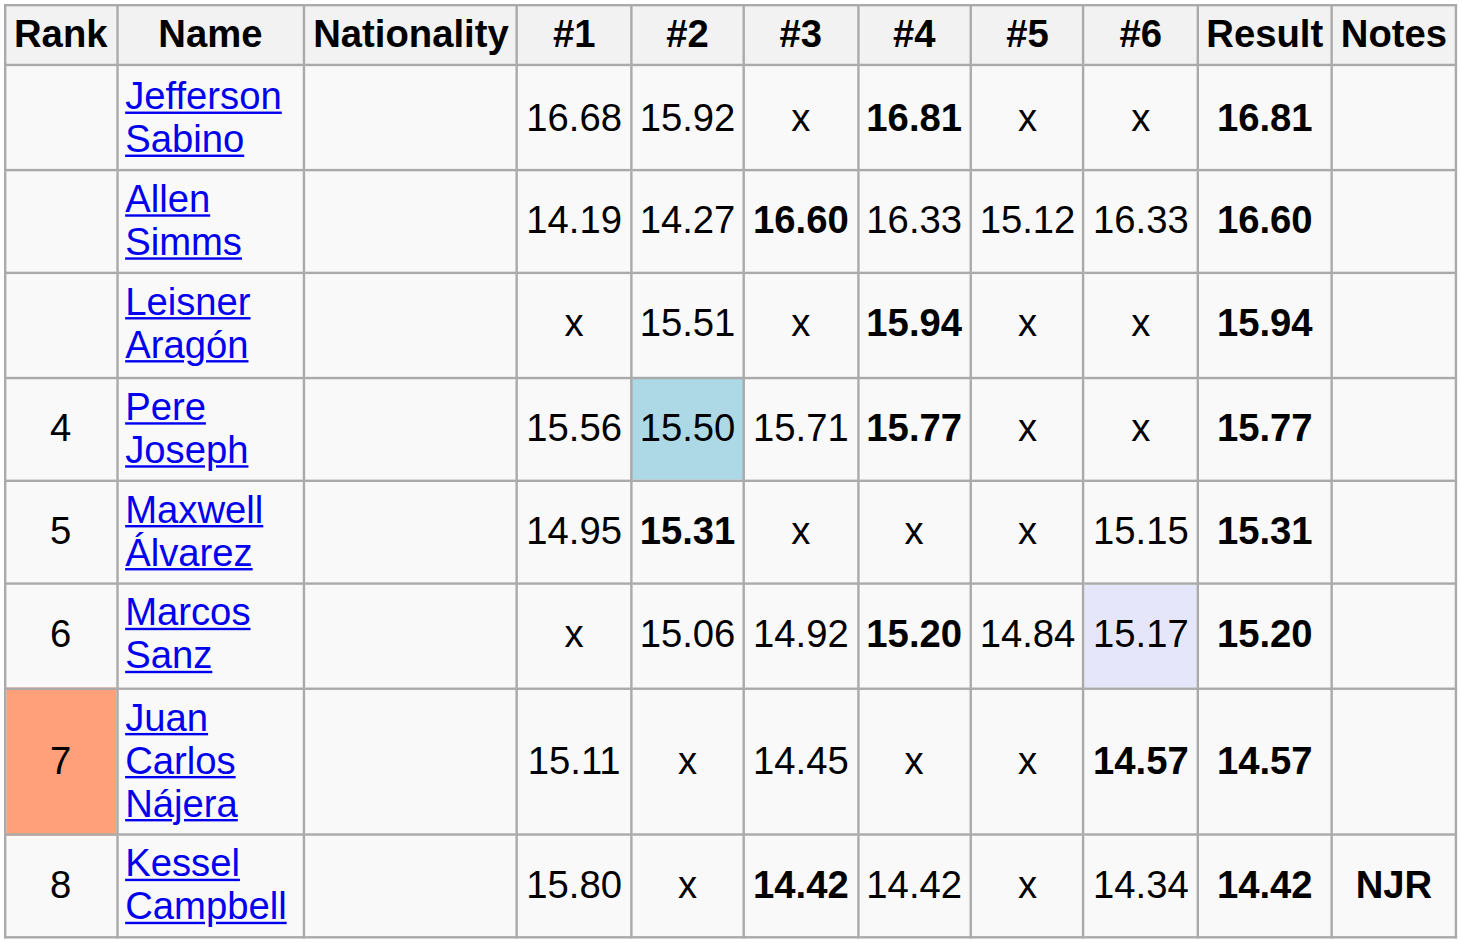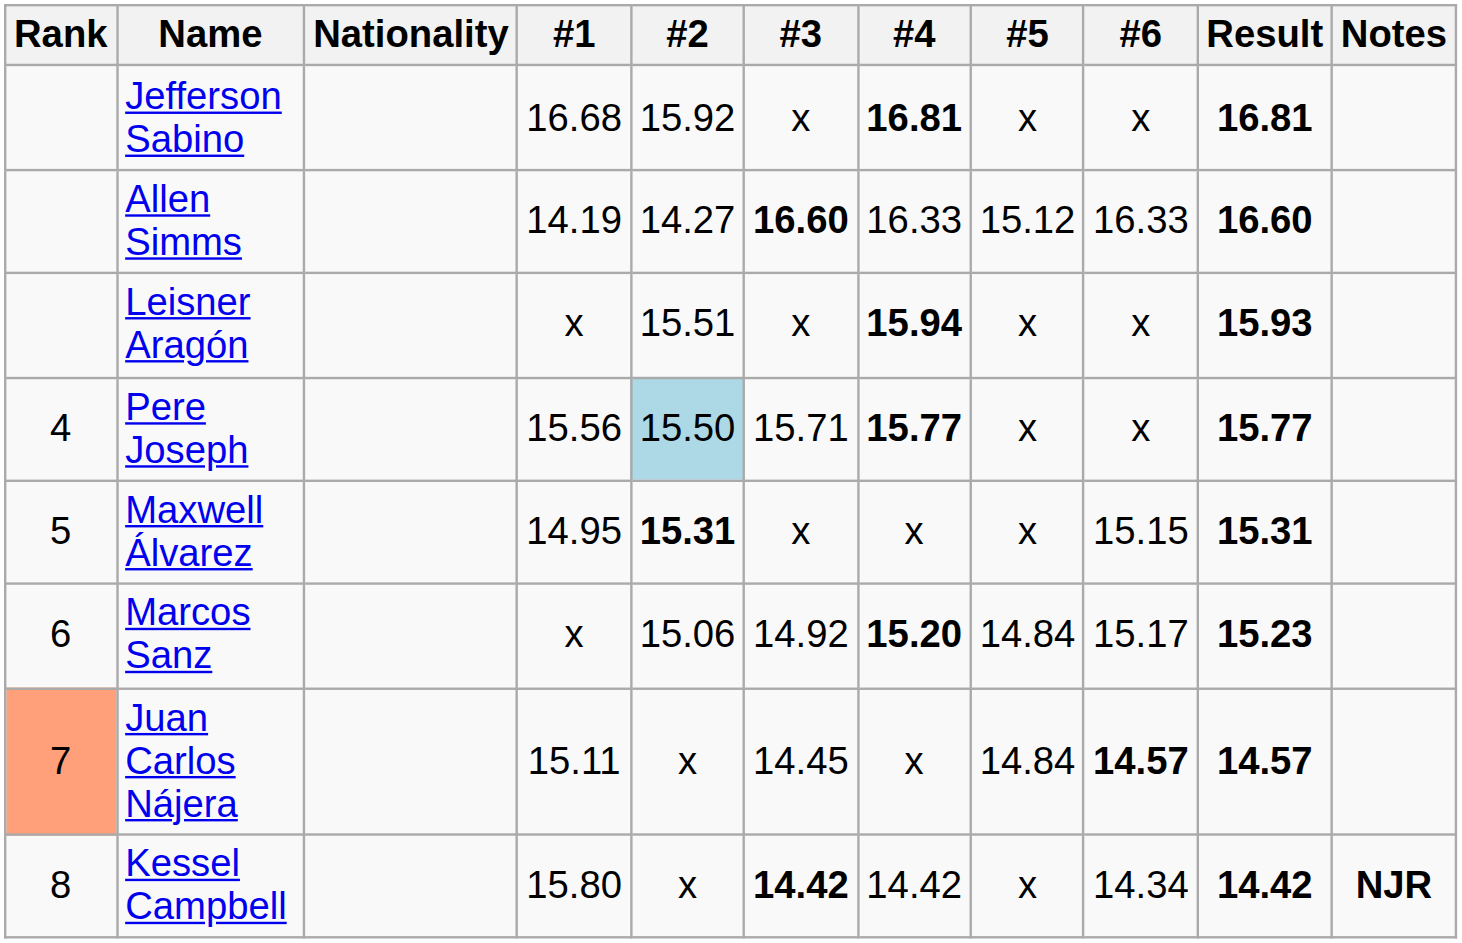(1265, 324) 15.94 -> (1265, 324) 15.93
(1141, 635) lavender background -> (1141, 635) no background
(1265, 635) 15.20 -> (1265, 635) 15.23
(1028, 760) x -> (1028, 760) 14.84
